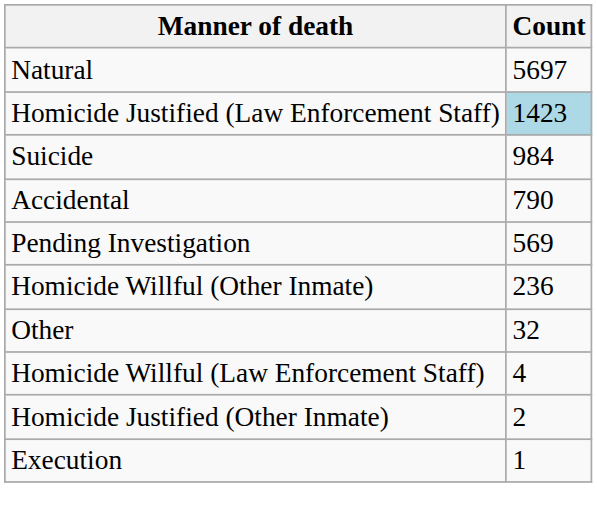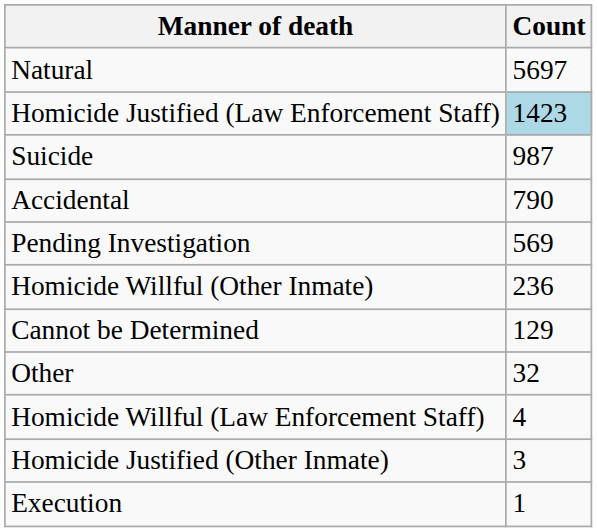(533, 156) 984 -> (533, 156) 987
+ row: (135, 329)
(519, 416) 2 -> (519, 460) 3
